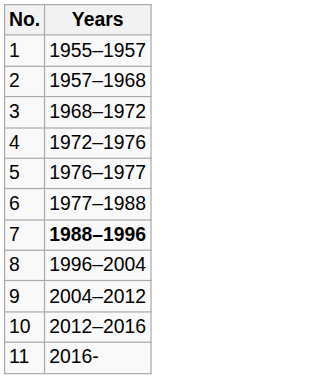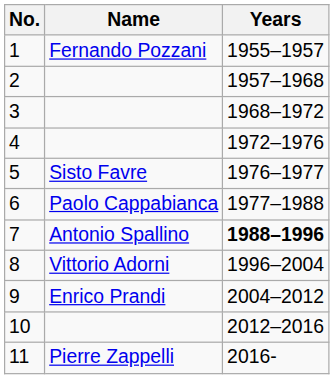+ column: (134, 19)
